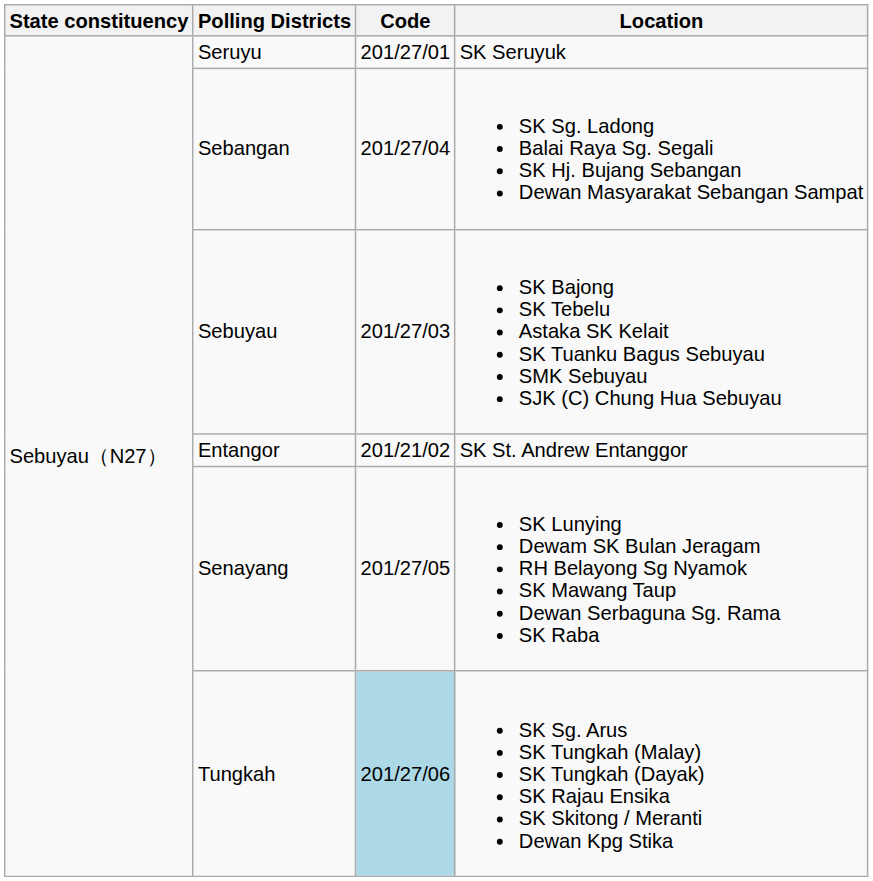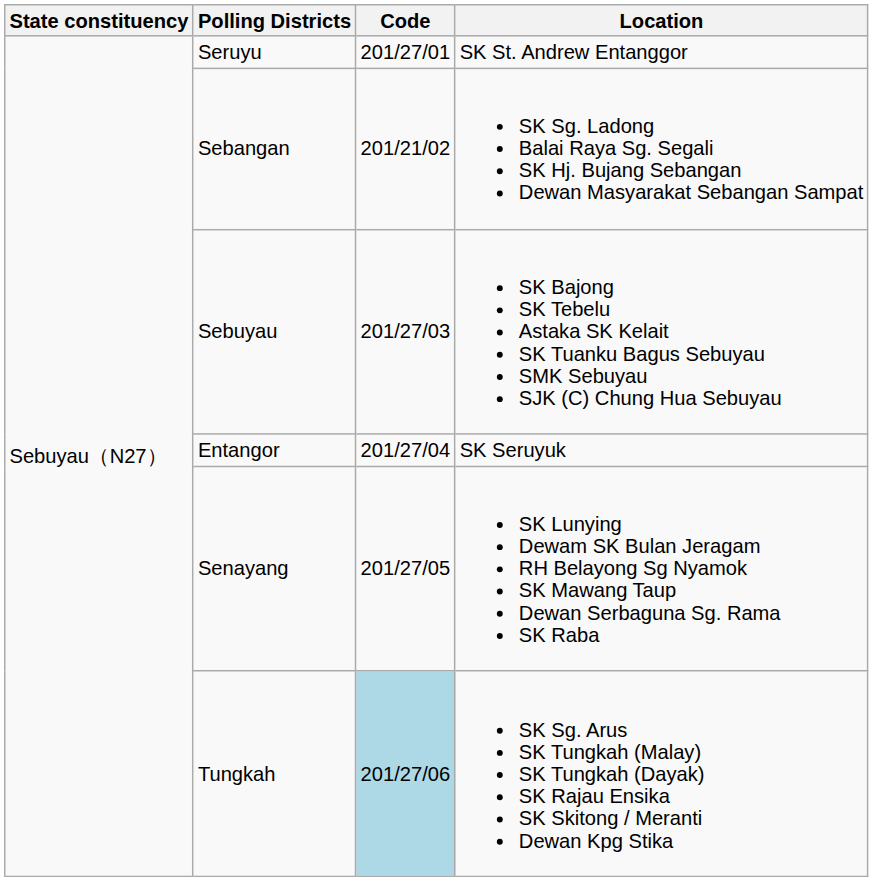(513, 52) SK Seruyuk -> (574, 52) SK St. Andrew Entanggor
(405, 148) 201/27/04 -> (405, 148) 201/21/02
(405, 450) 201/21/02 -> (405, 450) 201/27/04
(574, 450) SK St. Andrew Entanggor -> (513, 450) SK Seruyuk
